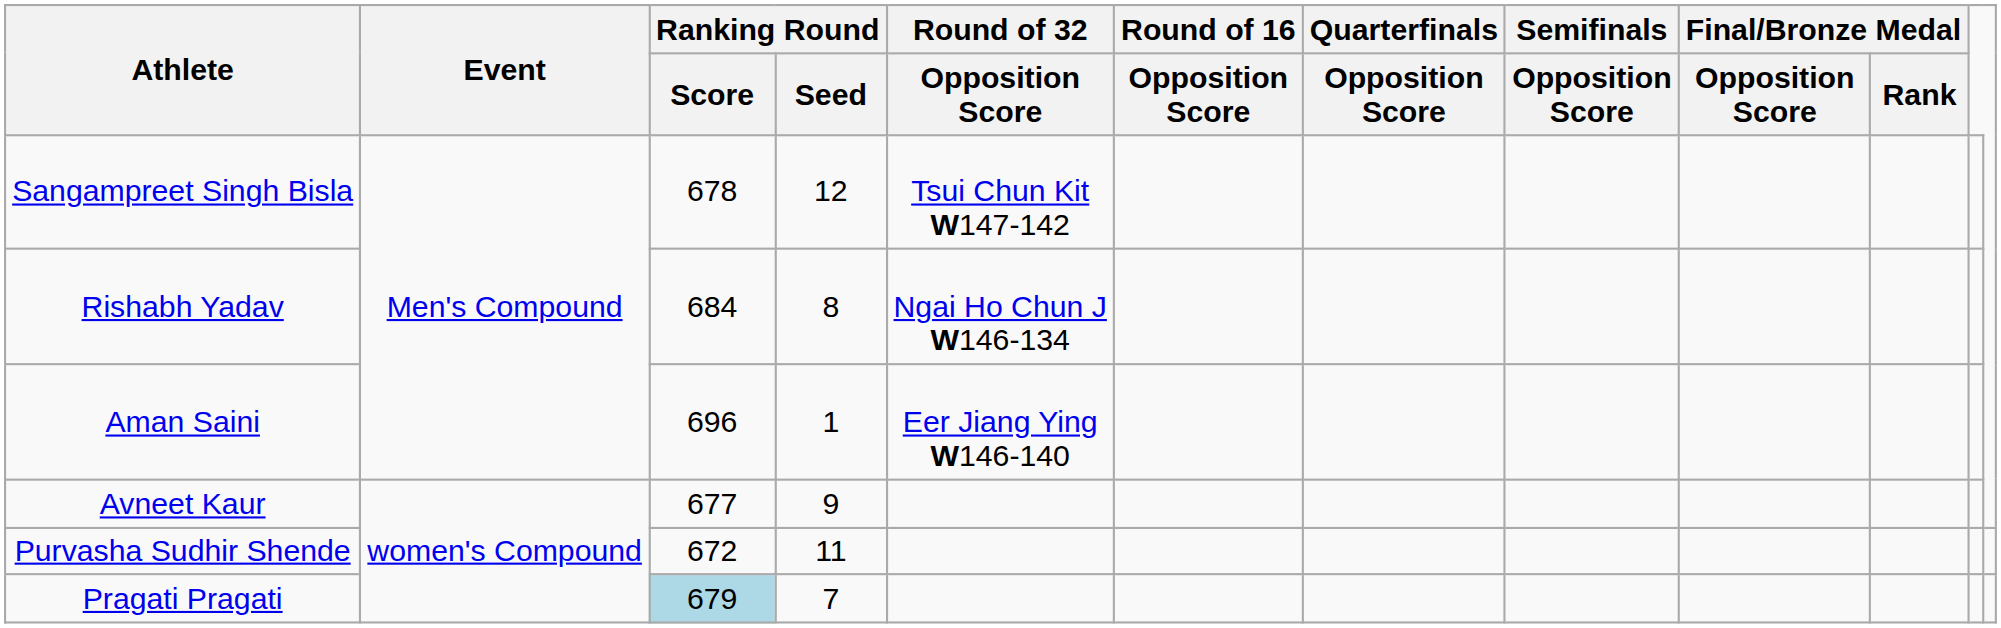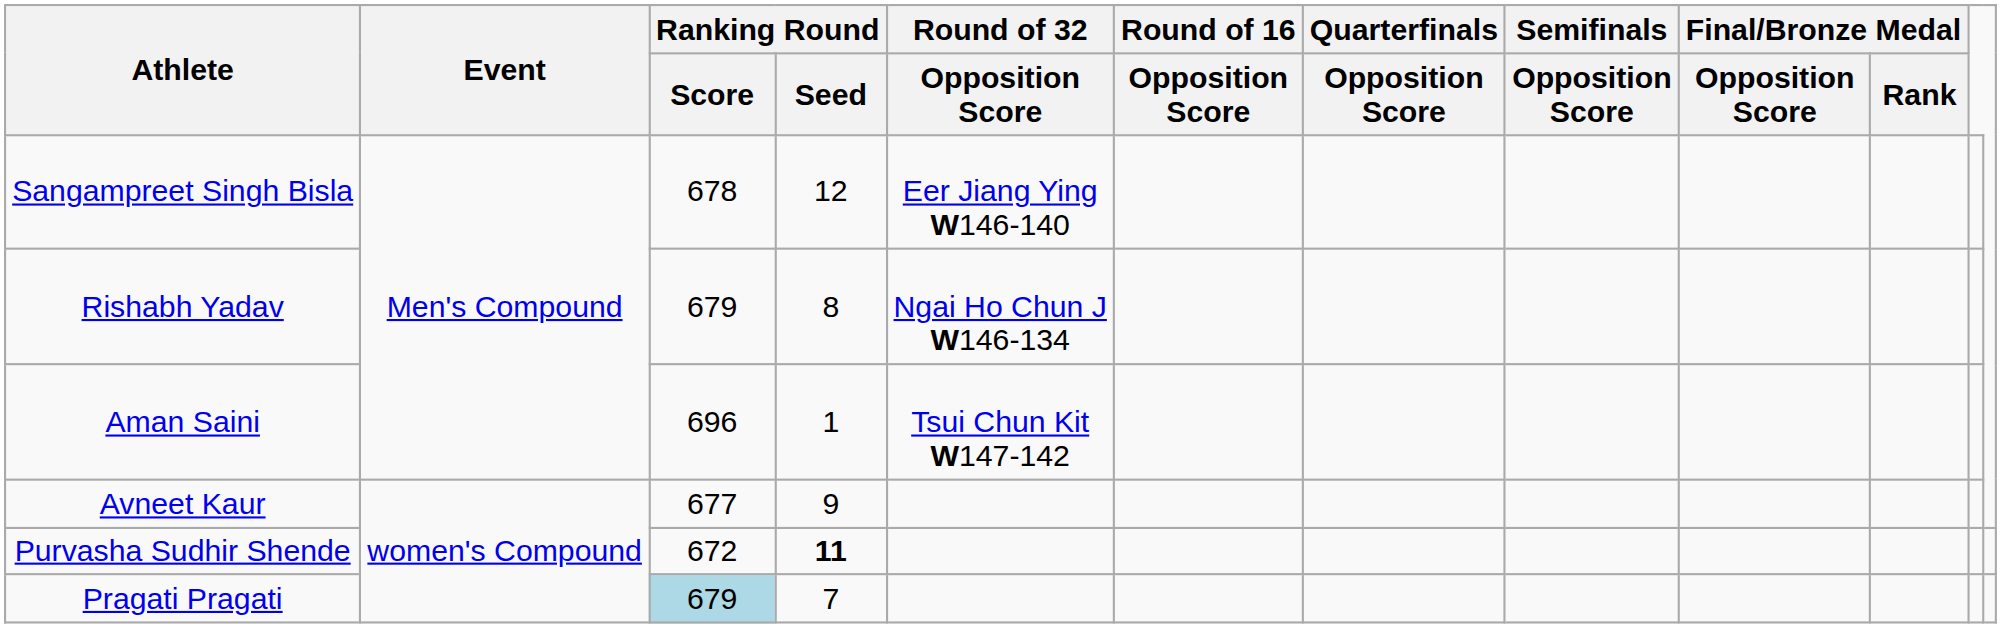(1000, 209) Tsui Chun Kit W147-142 -> (1000, 209) Eer Jiang Ying W146-140
(712, 307) 684 -> (712, 307) 679
(1000, 439) Eer Jiang Ying W146-140 -> (1000, 439) Tsui Chun Kit W147-142
(831, 551) normal -> (831, 551) bold
